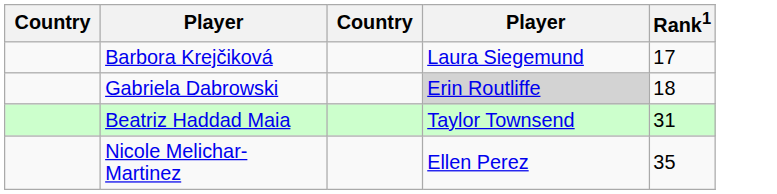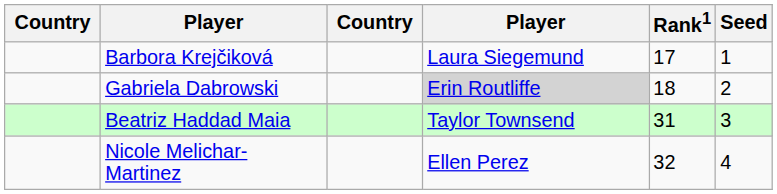+ column: (744, 22)
(664, 162) 35 -> (664, 162) 32
